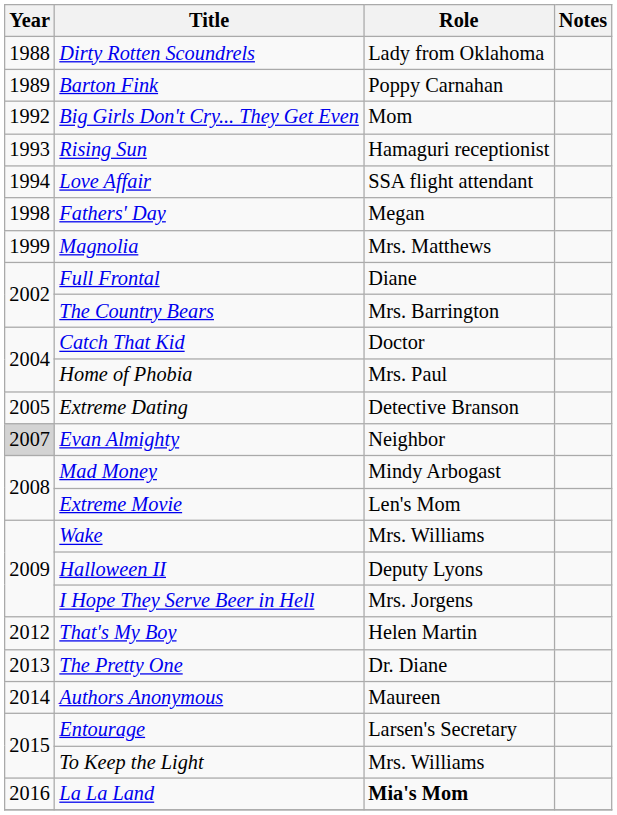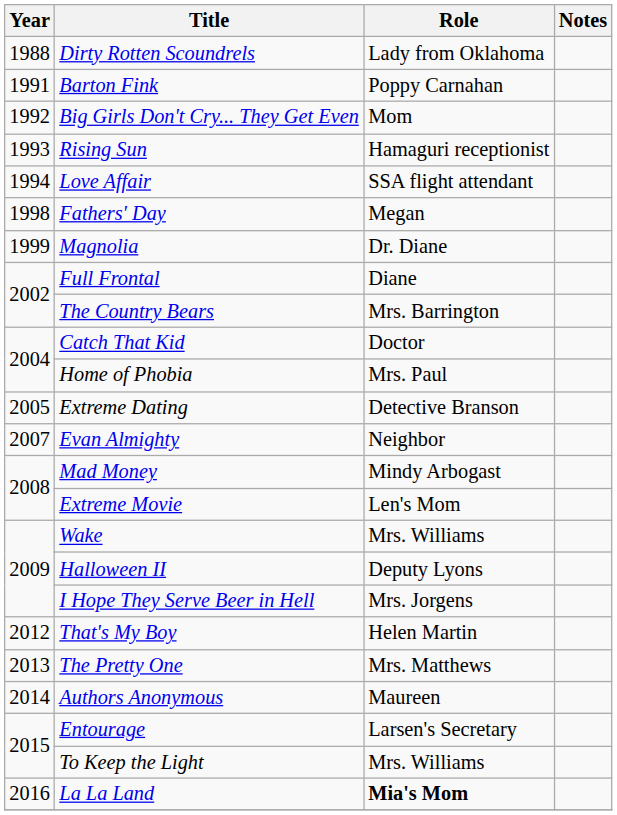(30, 85) 1989 -> (30, 85) 1991
(430, 246) Mrs. Matthews -> (408, 246) Dr. Diane
(30, 439) lightgrey background -> (30, 439) no background
(408, 665) Dr. Diane -> (430, 665) Mrs. Matthews
